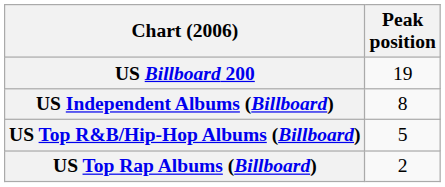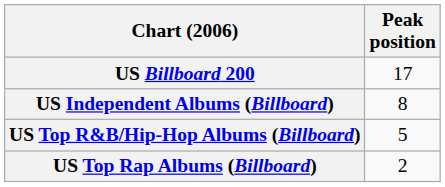(403, 72) 19 -> (403, 72) 17
